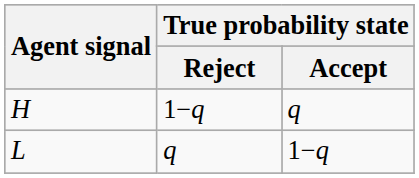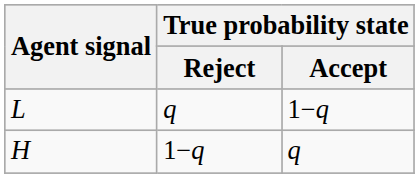rows swapped: (18, 151) <-> (20, 109)
